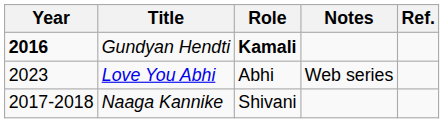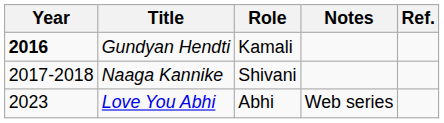(267, 46) bold -> (265, 46) normal
rows swapped: (162, 103) <-> (159, 74)
